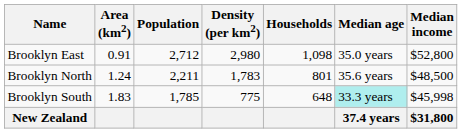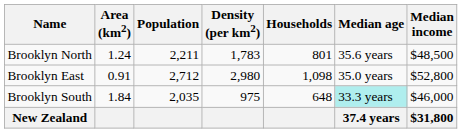rows swapped: (50, 75) <-> (46, 54)
(119, 96) 1.83 -> (119, 96) 1.84
(184, 96) 1,785 -> (184, 96) 2,035
(250, 96) 775 -> (250, 96) 975
(432, 96) $45,998 -> (432, 96) $46,000
